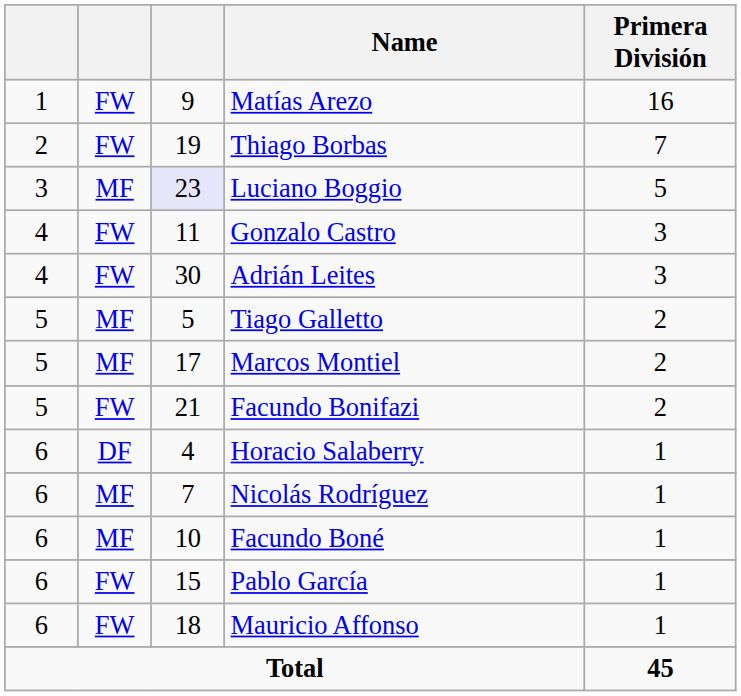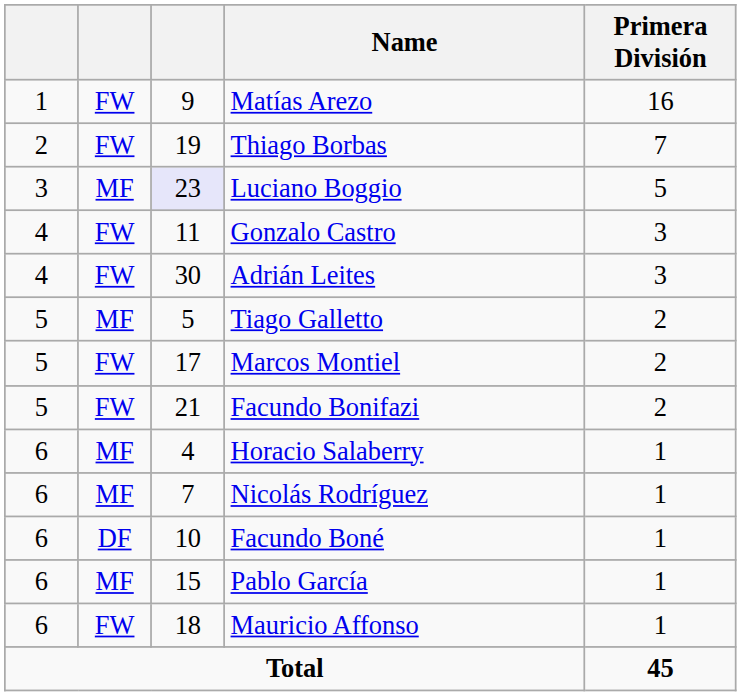(115, 363) MF -> (115, 363) FW
(115, 450) DF -> (115, 450) MF
(115, 537) MF -> (115, 537) DF
(115, 581) FW -> (115, 581) MF
